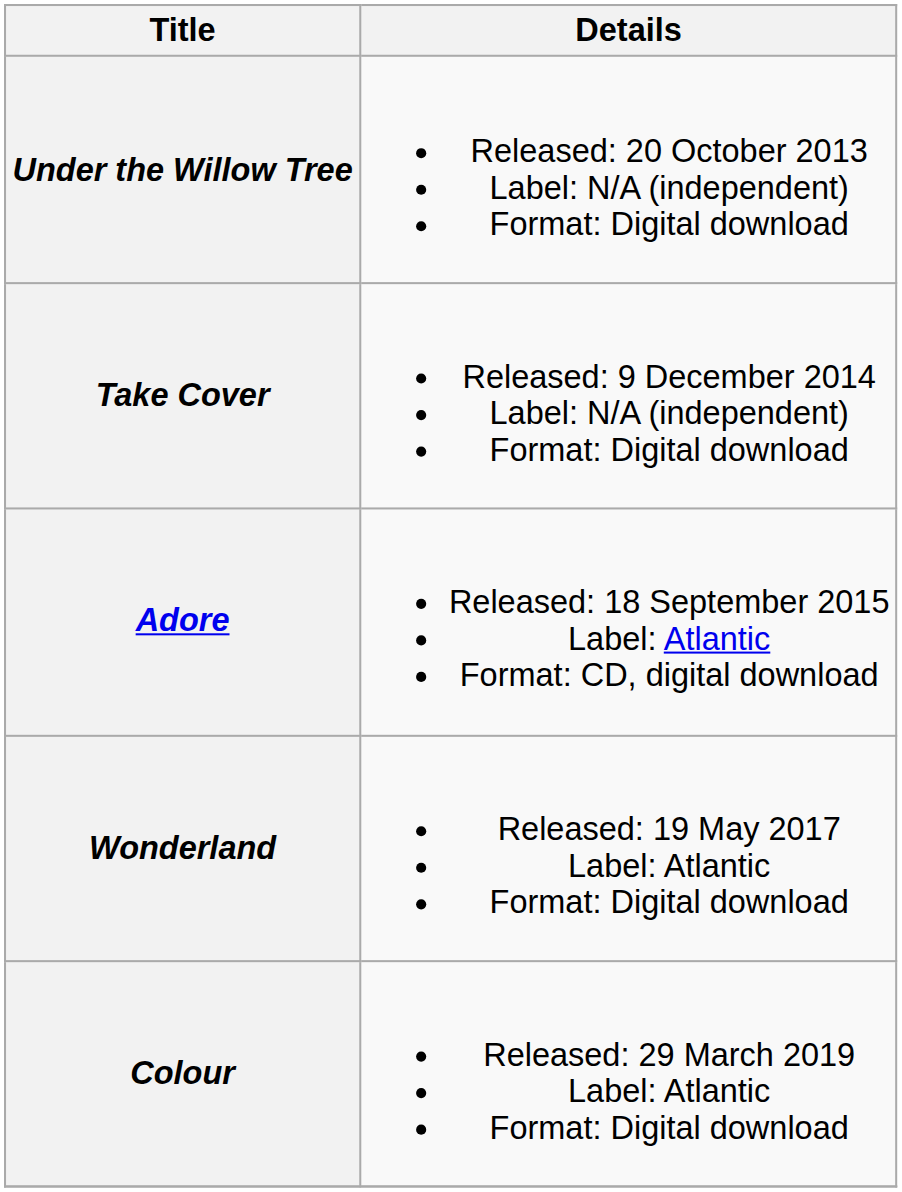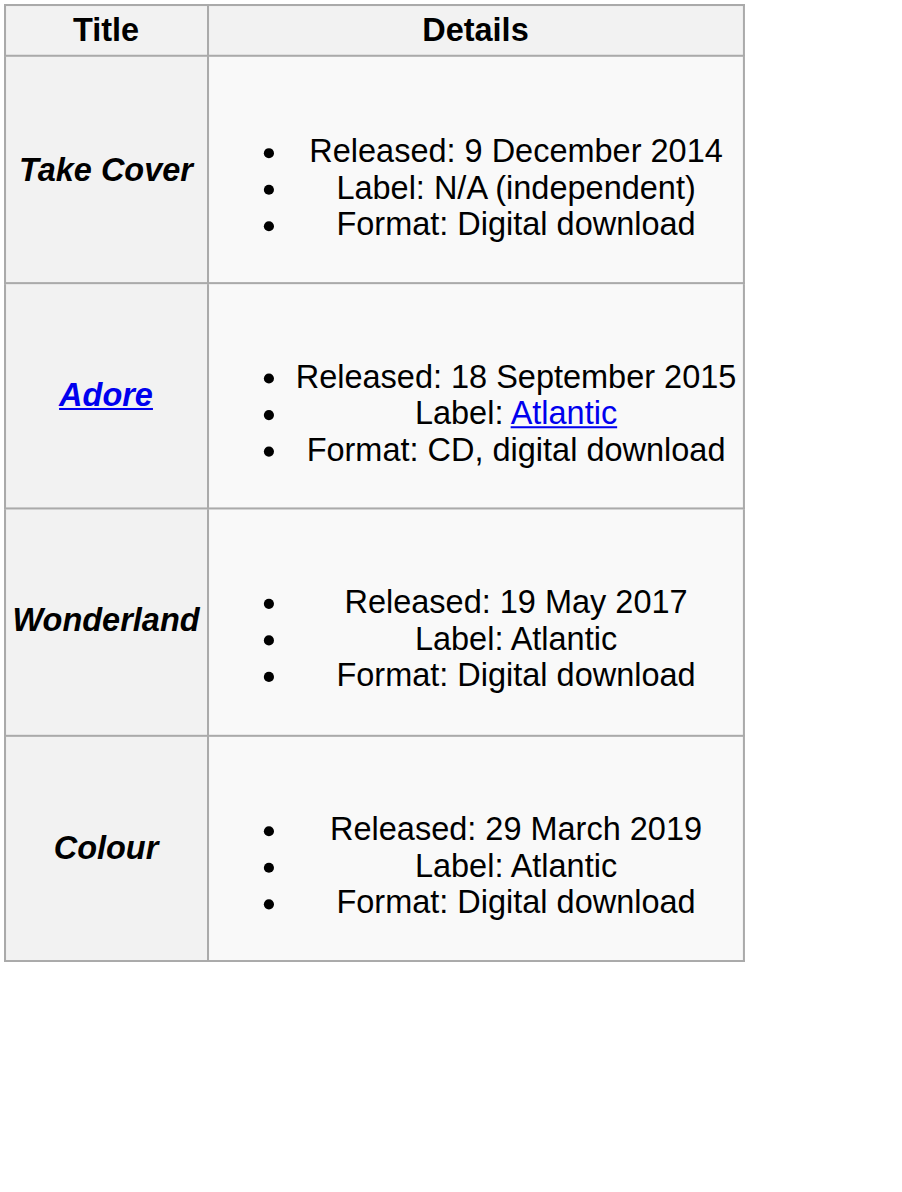- row: (183, 169)
